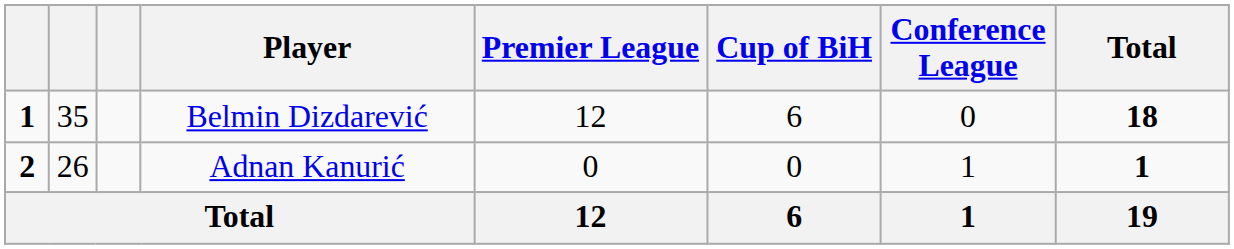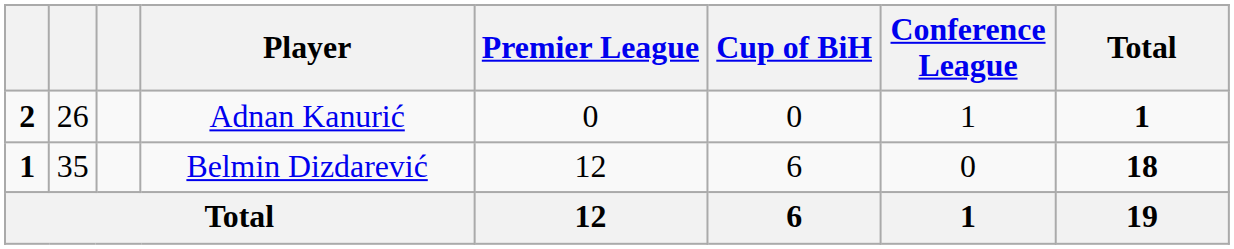rows swapped: (307, 116) <-> (307, 166)
